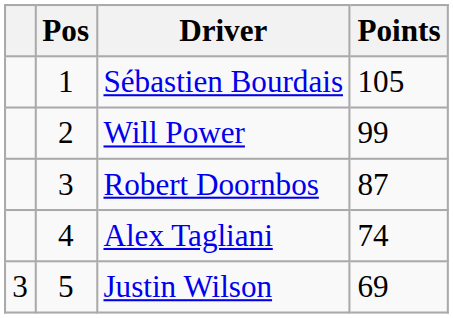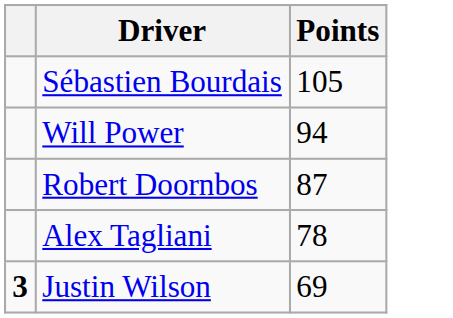- column: (66, 30)
(373, 133) 99 -> (312, 133) 94
(373, 235) 74 -> (312, 235) 78
(20, 287) normal -> (20, 287) bold
